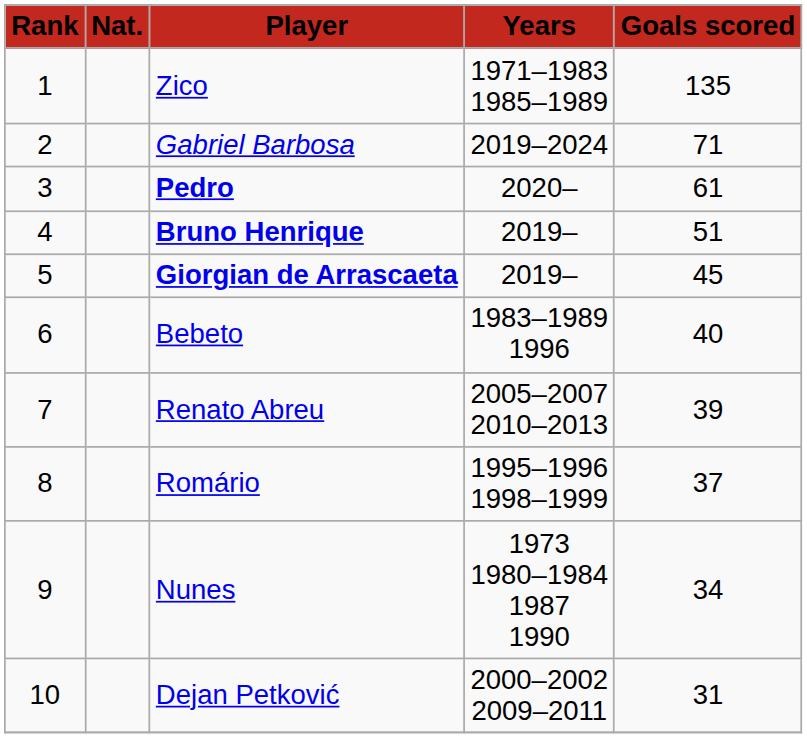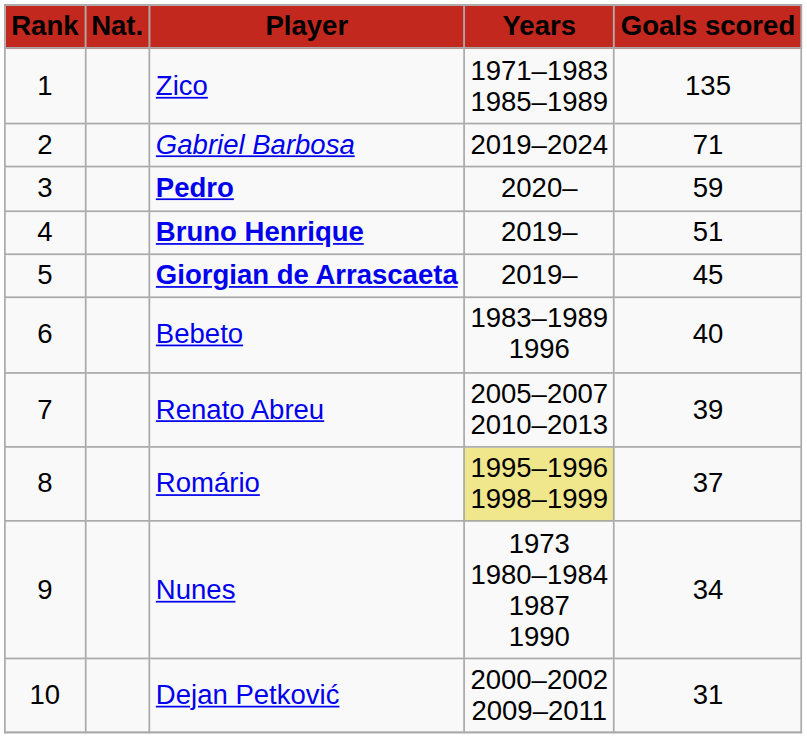(708, 188) 61 -> (708, 188) 59
(539, 483) no background -> (539, 483) khaki background
